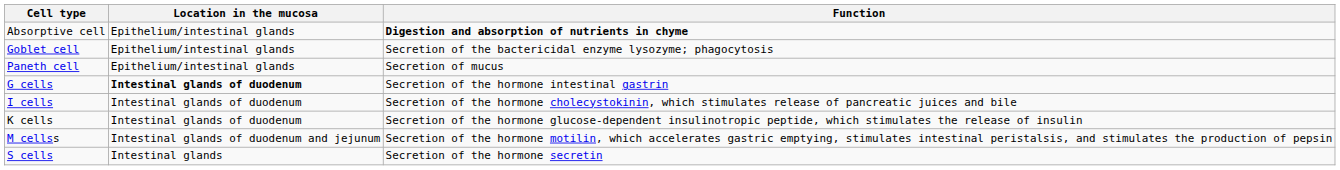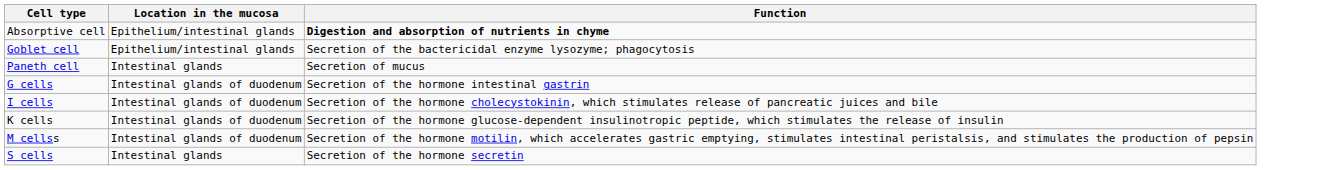(203, 67) Epithelium/intestinal glands -> (167, 67) Intestinal glands
(206, 85) bold -> (206, 85) normal
(246, 138) Intestinal glands of duodenum and jejunum -> (206, 138) Intestinal glands of duodenum
